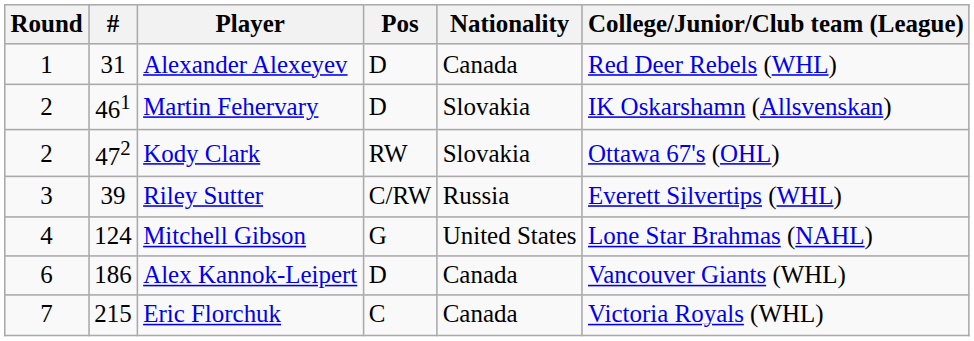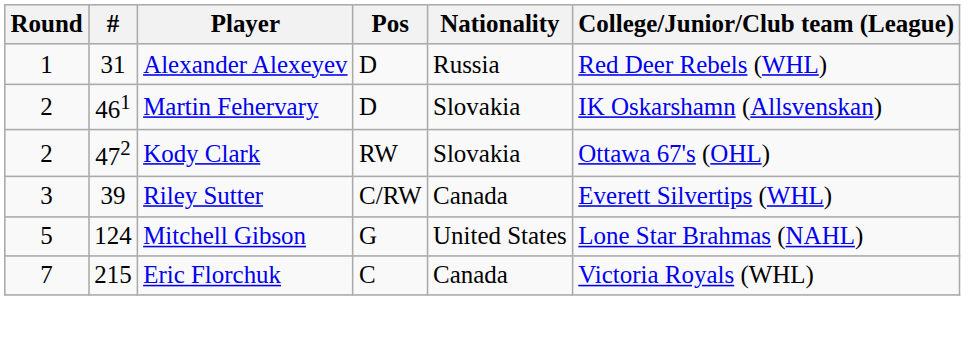(480, 63) Canada -> (466, 63) Russia
(476, 196) Russia -> (470, 196) Canada
(47, 235) 4 -> (47, 235) 5
- row: (250, 275)
